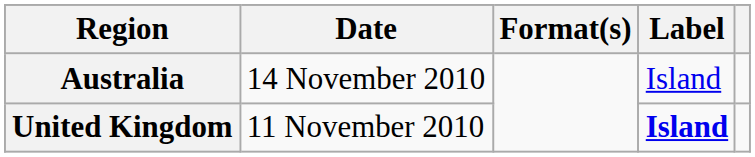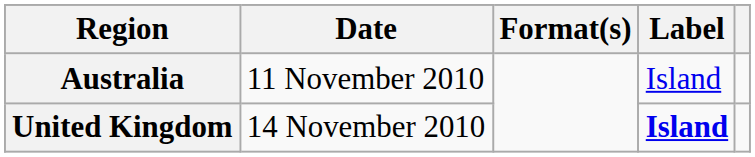(366, 77) 14 November 2010 -> (365, 77) 11 November 2010
(365, 126) 11 November 2010 -> (366, 126) 14 November 2010
